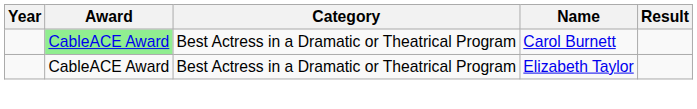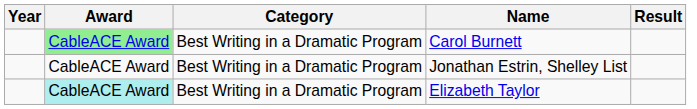(346, 41) Best Actress in a Dramatic or Theatrical Program -> (299, 41) Best Writing in a Dramatic Program
+ row: (528, 66)
(109, 66) no background -> (109, 91) paleturquoise background
(346, 66) Best Actress in a Dramatic or Theatrical Program -> (299, 91) Best Writing in a Dramatic Program
